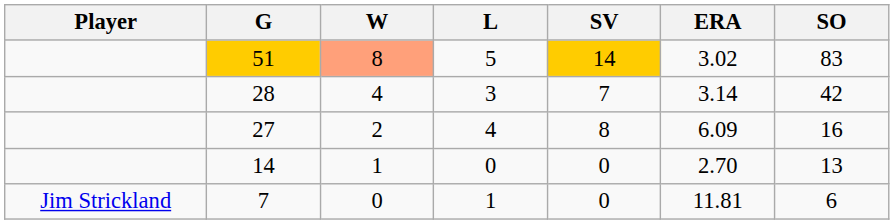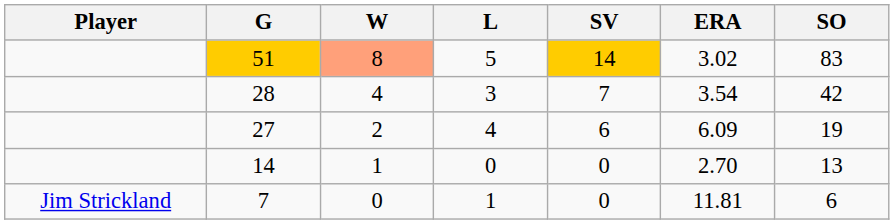(718, 93) 3.14 -> (718, 93) 3.54
(604, 129) 8 -> (604, 129) 6
(831, 129) 16 -> (831, 129) 19
